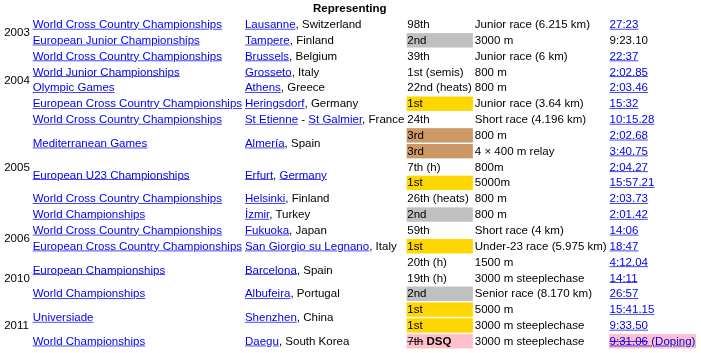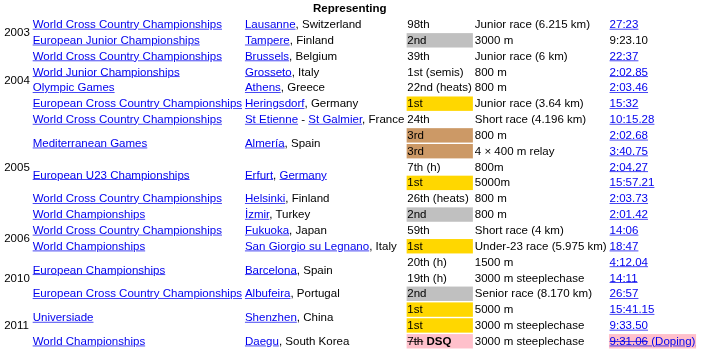(137, 246) European Cross Country Championships -> (89, 246) World Championships
(89, 293) World Championships -> (137, 293) European Cross Country Championships
